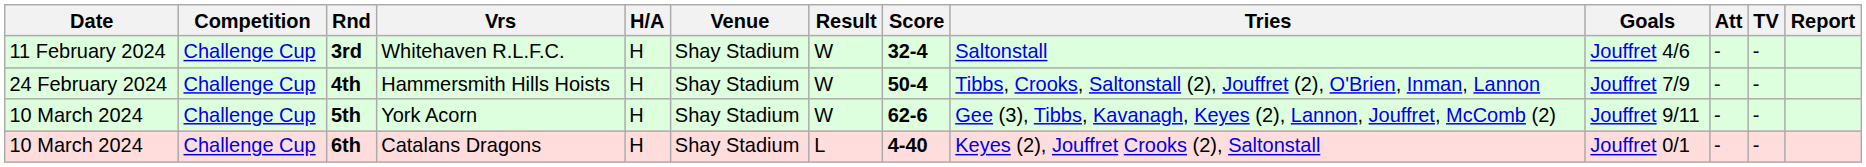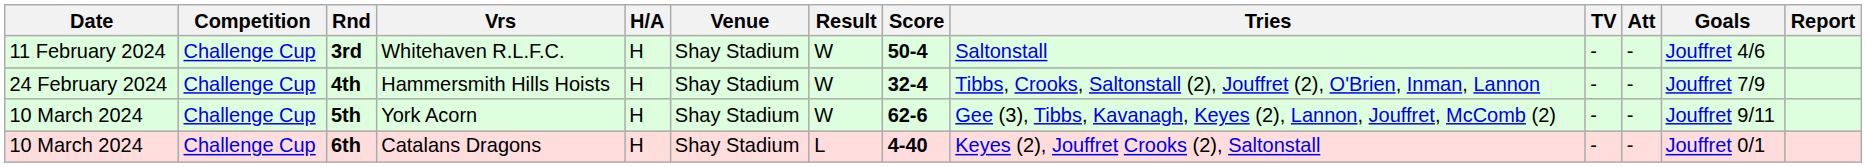columns swapped: (1647, 20) <-> (1766, 20)
(908, 52) 32-4 -> (908, 52) 50-4
(908, 83) 50-4 -> (908, 83) 32-4
